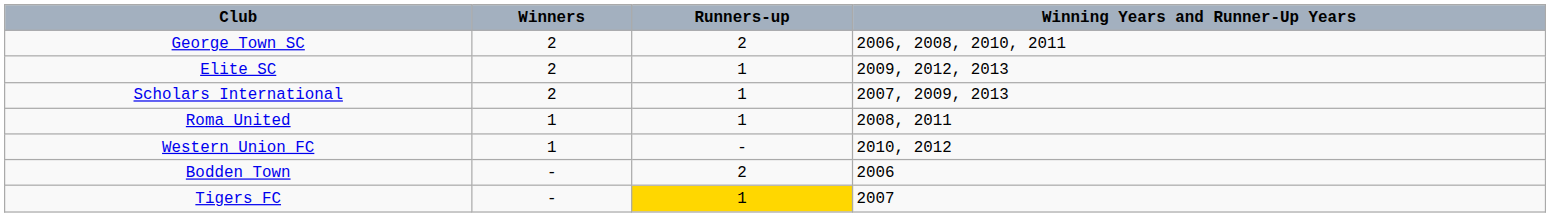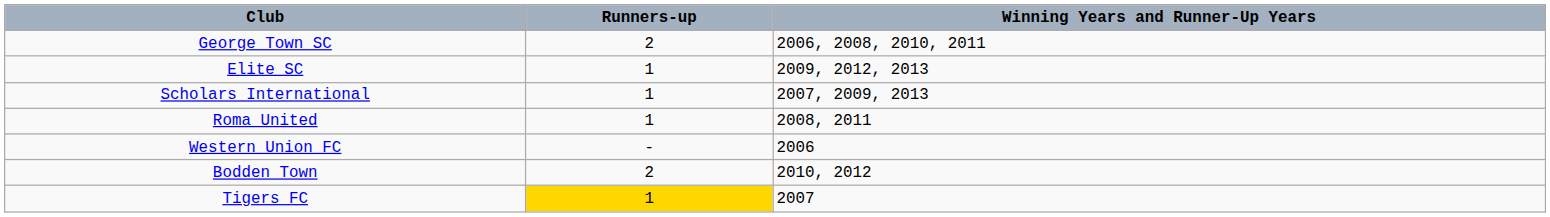- column: (552, 18)
(904, 147) 2010, 2012 -> (795, 147) 2006
(876, 173) 2006 -> (824, 173) 2010, 2012
